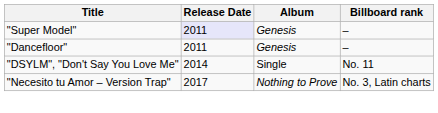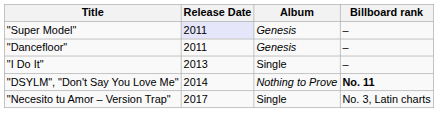+ row: (25, 64)
(272, 64) Single -> (297, 82) Nothing to Prove
(358, 64) normal -> (358, 82) bold
(297, 82) Nothing to Prove -> (272, 99) Single
